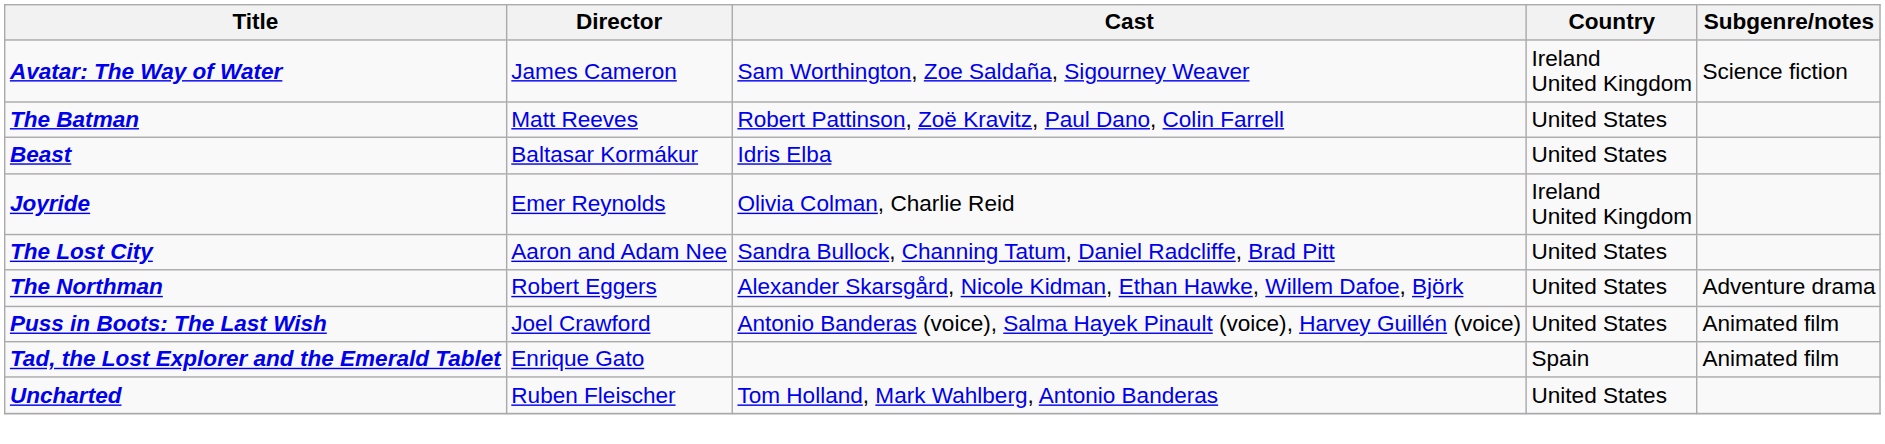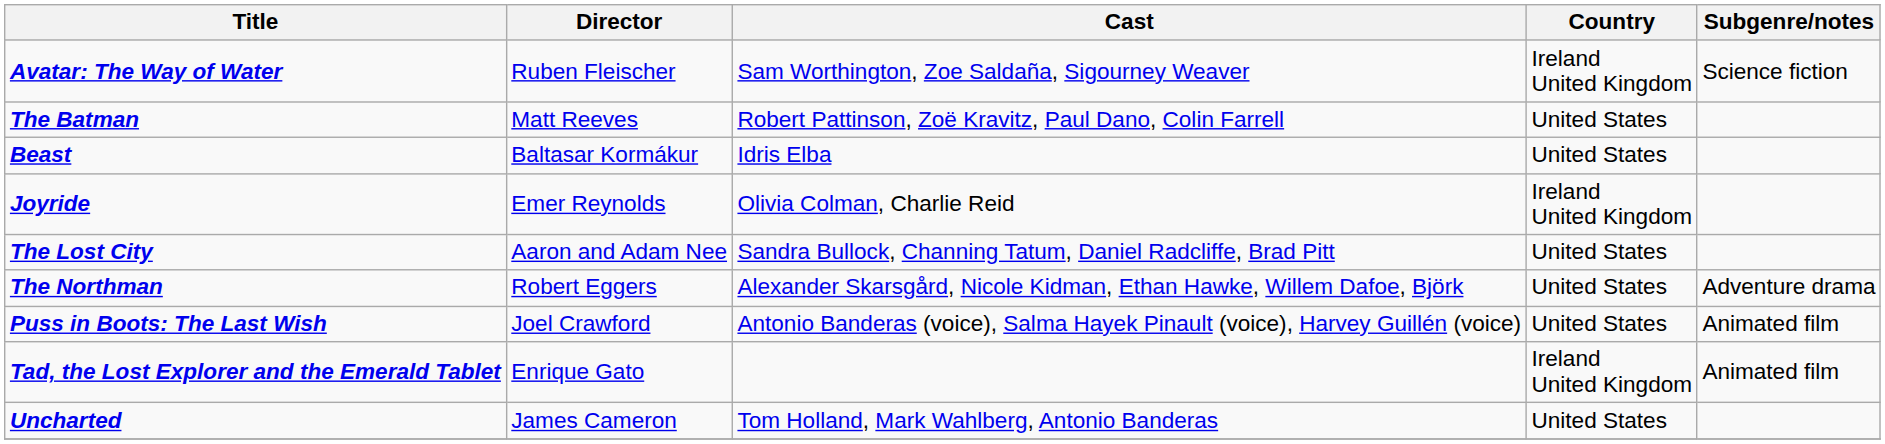(594, 70) James Cameron -> (593, 70) Ruben Fleischer
(1560, 359) Spain -> (1612, 372) Ireland United Kingdom
(593, 395) Ruben Fleischer -> (594, 420) James Cameron
